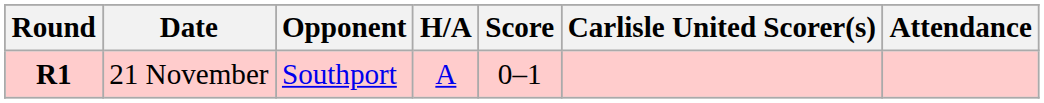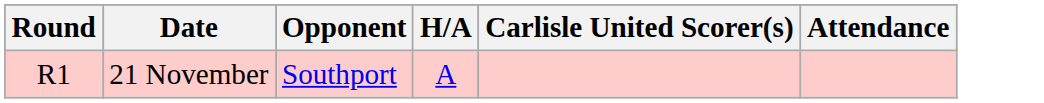- column: (520, 27)
(54, 73) bold -> (54, 73) normal
